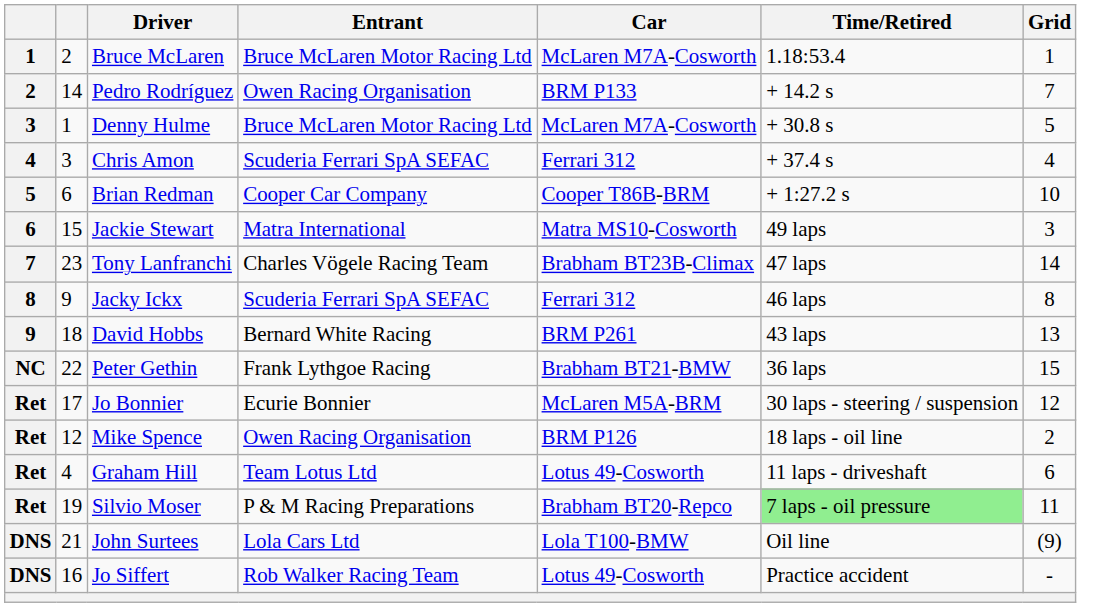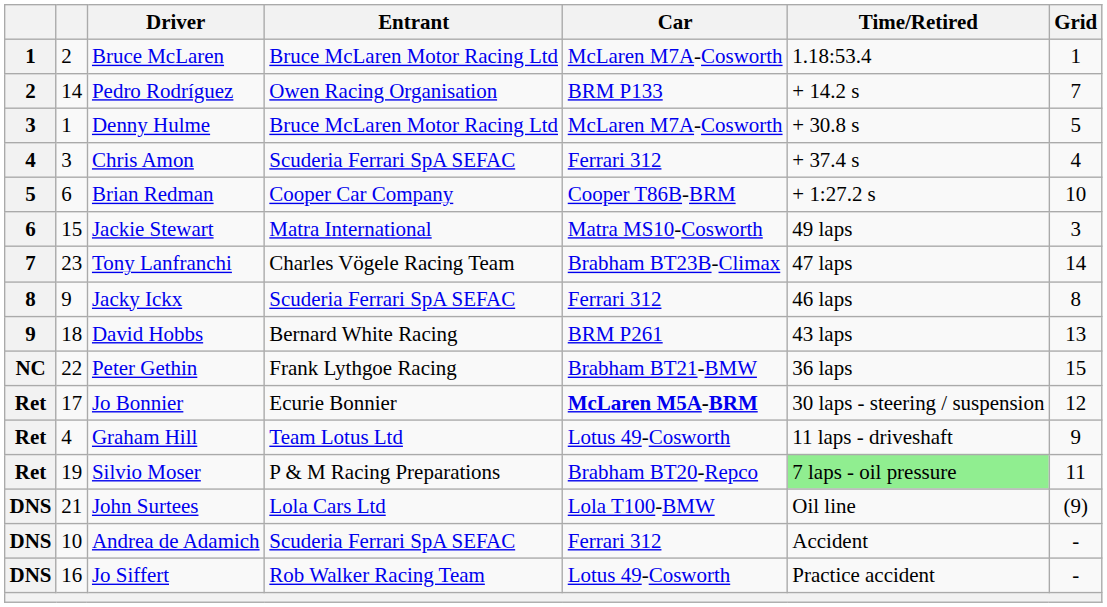(632, 402) normal -> (663, 402) bold
- row: (147, 437)
(1050, 471) 6 -> (1076, 437) 9
+ row: (176, 540)
